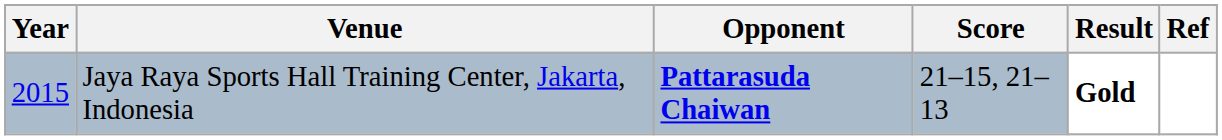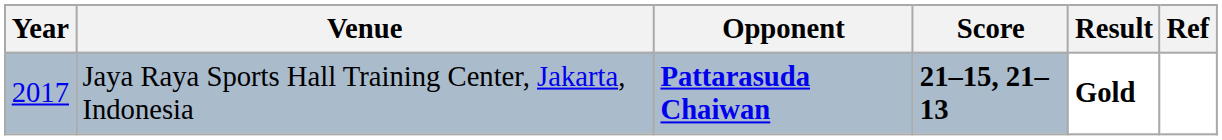(40, 92) 2015 -> (40, 92) 2017
(984, 92) normal -> (984, 92) bold
